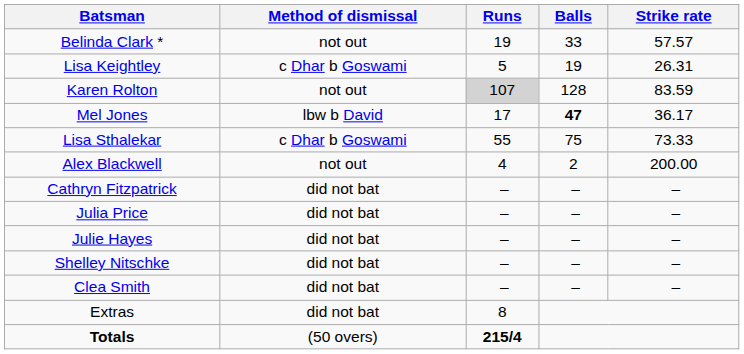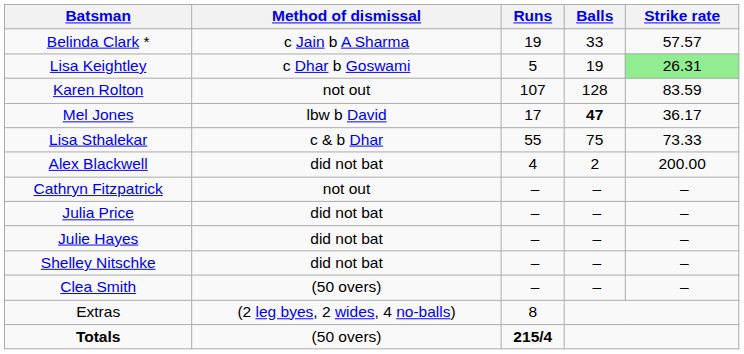(343, 41) not out -> (347, 41) c Jain b A Sharma
(674, 66) no background -> (682, 66) lightgreen background
(502, 90) lightgrey background -> (533, 90) no background
(343, 139) c Dhar b Goswami -> (347, 139) c & b Dhar
(343, 164) not out -> (347, 164) did not bat
(343, 189) did not bat -> (347, 189) not out
(343, 287) did not bat -> (347, 287) (50 overs)
(343, 312) did not bat -> (347, 312) (2 leg byes, 2 wides, 4 no-balls)
